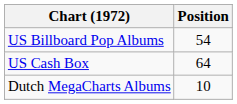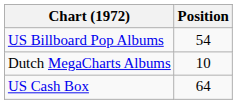rows swapped: (48, 63) <-> (89, 87)
